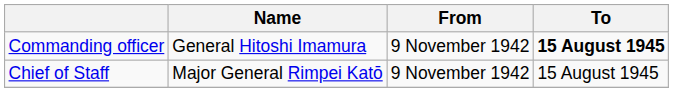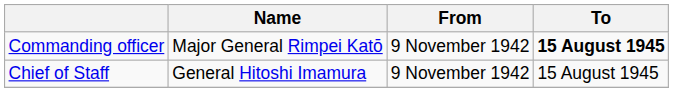(269, 45) General Hitoshi Imamura -> (278, 45) Major General Rimpei Katō
(278, 73) Major General Rimpei Katō -> (269, 73) General Hitoshi Imamura
